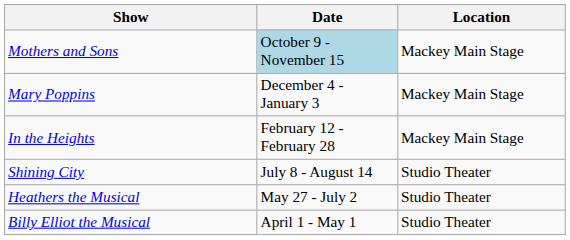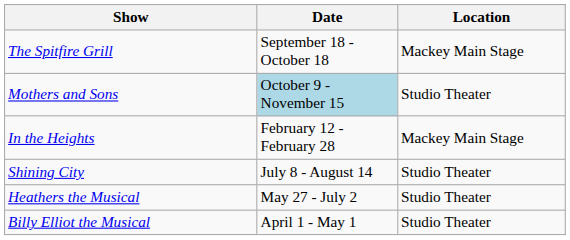+ row: (60, 51)
(462, 51) Mackey Main Stage -> (446, 94) Studio Theater
- row: (52, 94)
